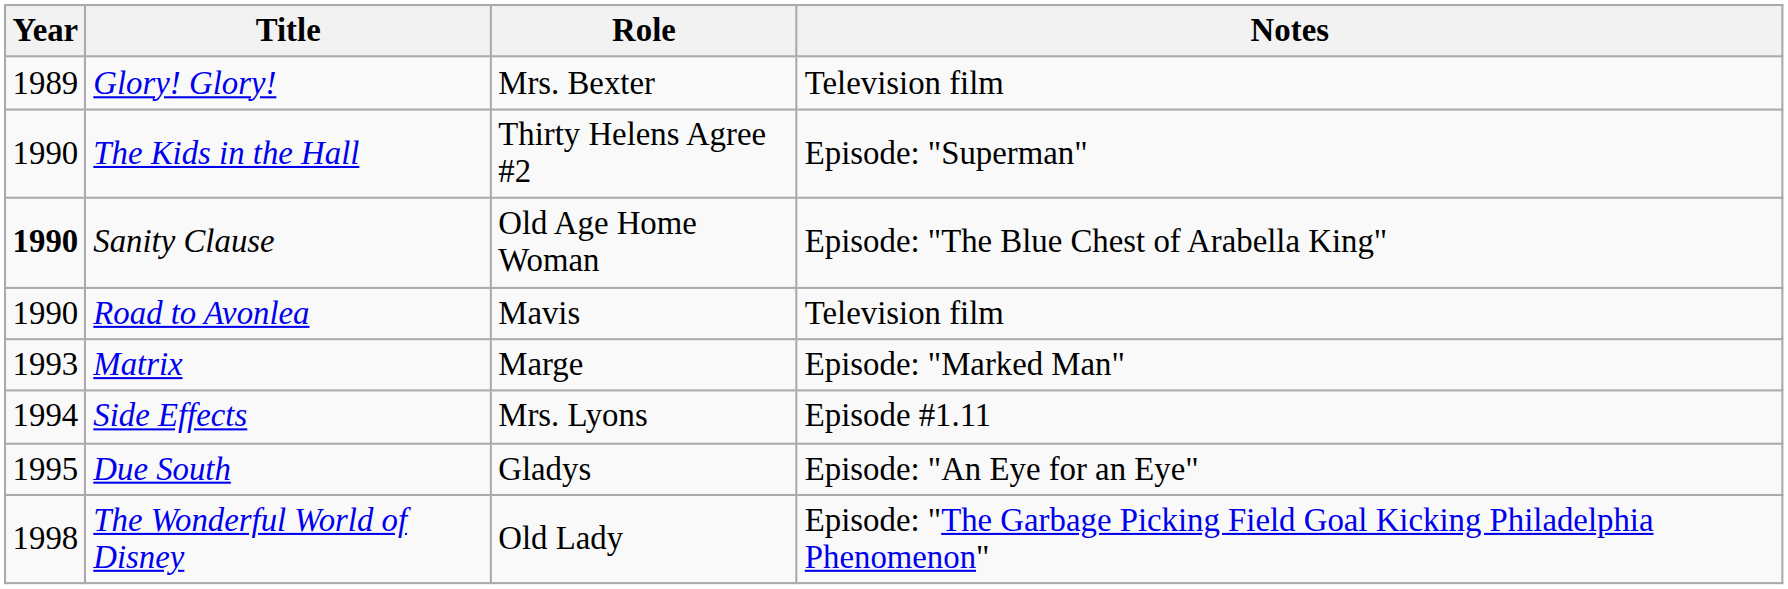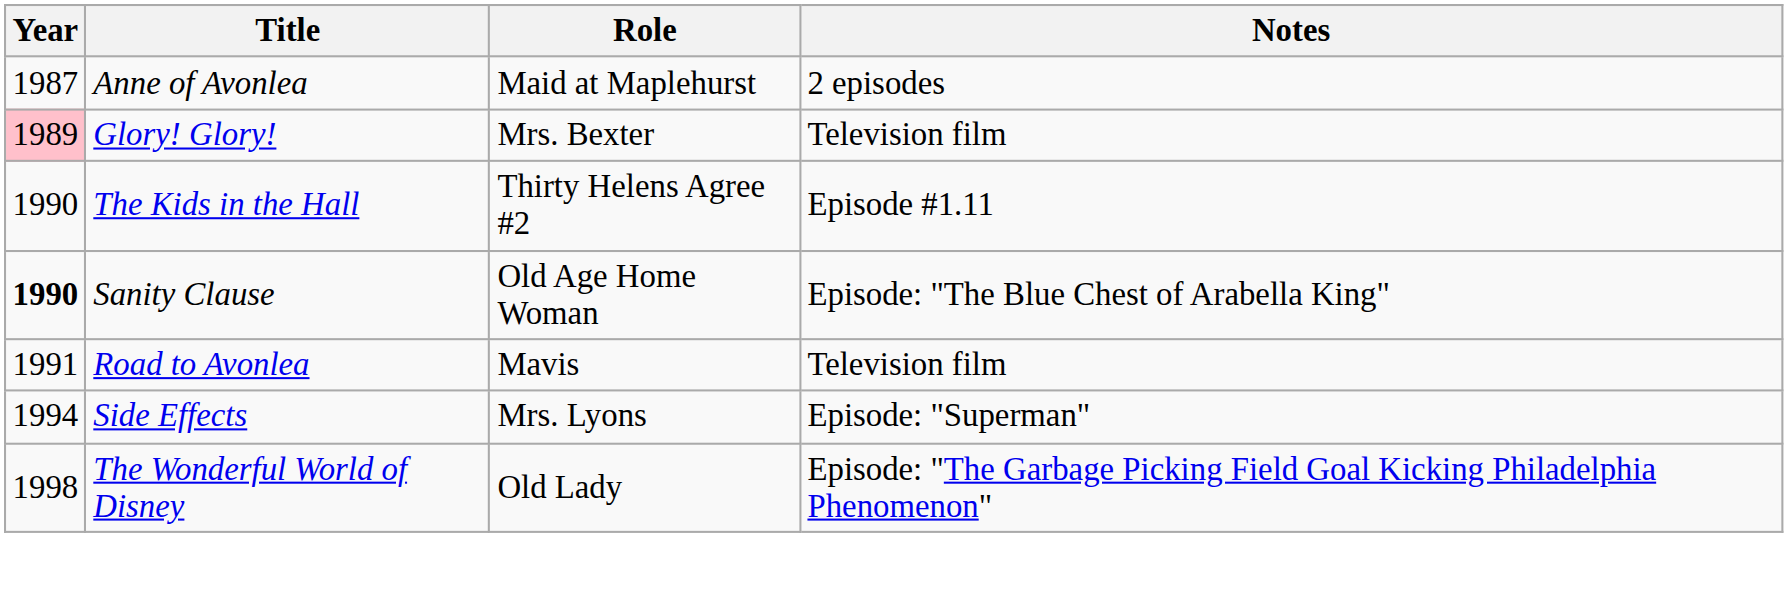+ row: (200, 82)
(45, 82) no background -> (45, 134) pink background
(946, 152) Episode: "Superman" -> (901, 205) Episode #1.11
(45, 312) 1990 -> (45, 364) 1991
- row: (138, 364)
(898, 416) Episode #1.11 -> (949, 416) Episode: "Superman"
- row: (162, 468)
